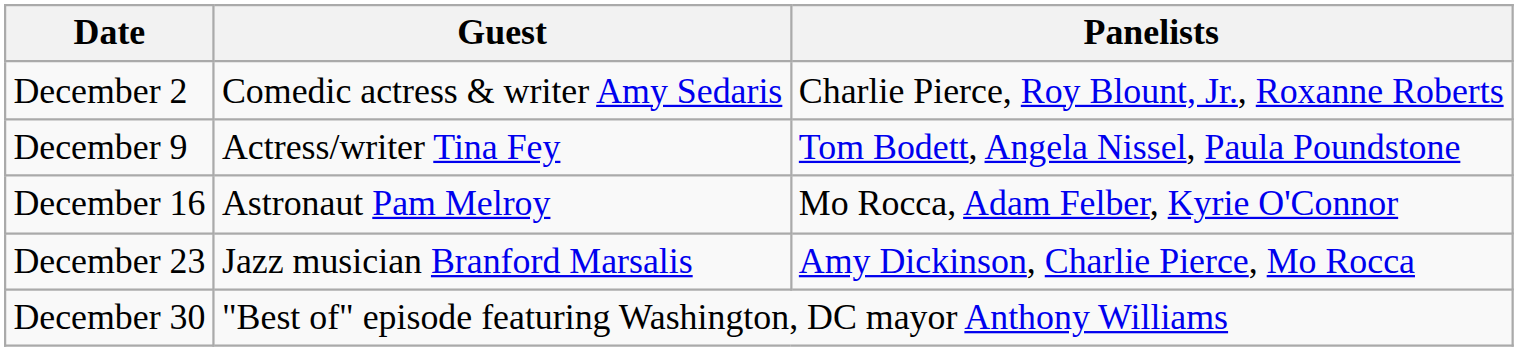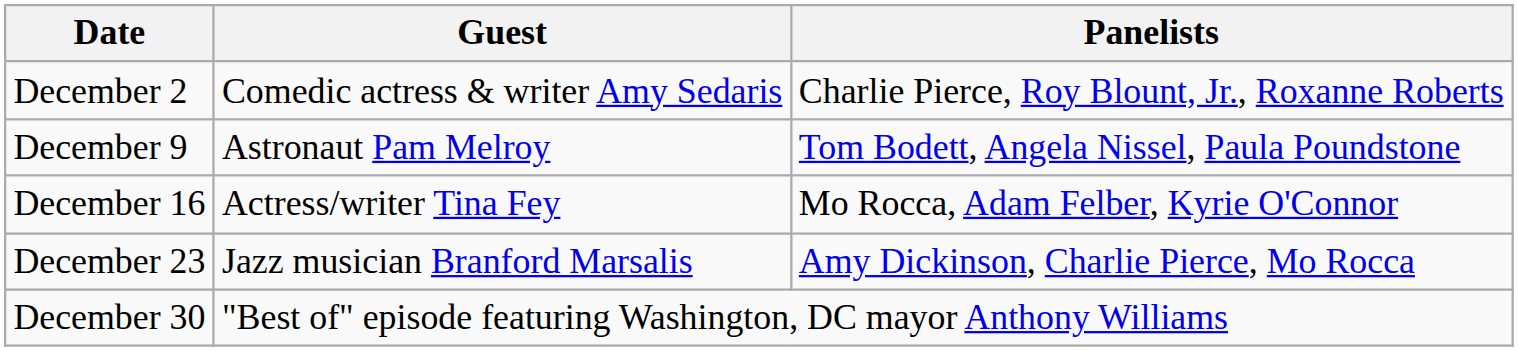(391, 146) Actress/writer Tina Fey -> (386, 146) Astronaut Pam Melroy
(386, 203) Astronaut Pam Melroy -> (391, 203) Actress/writer Tina Fey
